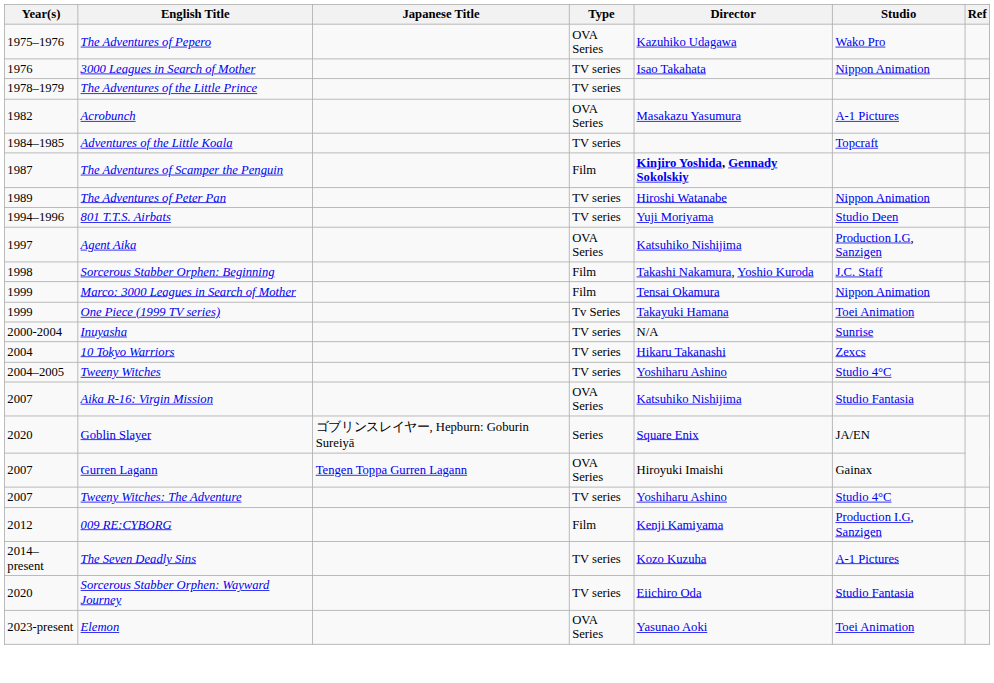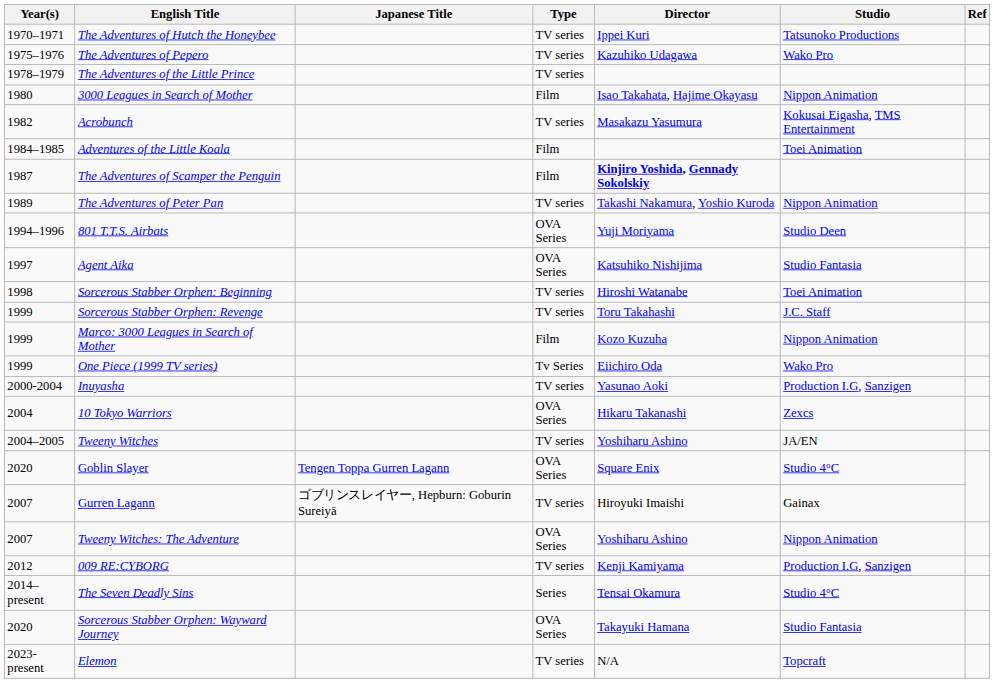+ row: (36, 34)
(588, 41) OVA Series -> (560, 54) TV series
- row: (20, 68)
+ row: (20, 94)
(588, 116) OVA Series -> (560, 121) TV series
(867, 116) A-1 Pictures -> (842, 121) Kokusai Eigasha, TMS Entertainment
(596, 143) TV series -> (547, 149) Film
(857, 143) Topcraft -> (823, 149) Toei Animation
(682, 197) Hiroshi Watanabe -> (686, 203) Takashi Nakamura, Yoshio Kuroda
(596, 217) TV series -> (551, 230) OVA Series
(875, 244) Production I.G, Sanzigen -> (822, 264) Studio Fantasia
(584, 271) Film -> (560, 291) TV series
(725, 271) Takashi Nakamura, Yoshio Kuroda -> (642, 291) Hiroshi Watanabe
(859, 271) J.C. Staff -> (823, 291) Toei Animation
+ row: (20, 311)
(678, 291) Tensai Okamura -> (632, 339) Kozo Kuzuha
(683, 311) Takayuki Hamana -> (630, 366) Eiichiro Oda
(875, 311) Toei Animation -> (808, 366) Wako Pro
(647, 332) N/A -> (633, 386) Yasunao Aoki
(854, 332) Sunrise -> (847, 386) Production I.G, Sanzigen
(596, 352) TV series -> (551, 413) OVA Series
(863, 372) Studio 4°C -> (800, 440) JA/EN
- row: (20, 399)
(422, 435) ゴブリンスレイヤー, Hepburn: Goburin Sureiyā -> (374, 467) Tengen Toppa Gurren Lagann
(588, 434) Series -> (551, 467) OVA Series
(853, 434) JA/EN -> (811, 467) Studio 4°C
(391, 470) Tengen Toppa Gurren Lagann -> (404, 503) ゴブリンスレイヤー, Hepburn: Goburin Sureiyā
(588, 470) OVA Series -> (560, 503) TV series
(596, 497) TV series -> (551, 538) OVA Series
(863, 497) Studio 4°C -> (830, 538) Nippon Animation
(584, 524) Film -> (560, 565) TV series
(596, 558) TV series -> (551, 593) Series
(671, 558) Kozo Kuzuha -> (639, 593) Tensai Okamura
(867, 558) A-1 Pictures -> (811, 593) Studio 4°C
(596, 593) TV series -> (551, 627) OVA Series
(669, 593) Eiichiro Oda -> (643, 627) Takayuki Hamana
(588, 627) OVA Series -> (560, 661) TV series
(672, 627) Yasunao Aoki -> (608, 661) N/A
(875, 627) Toei Animation -> (805, 661) Topcraft
